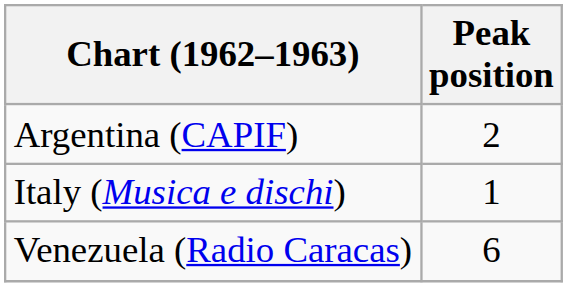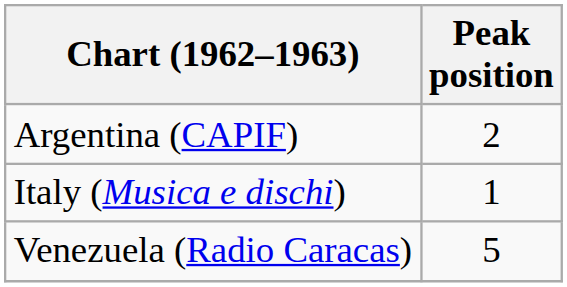(491, 250) 6 -> (491, 250) 5
